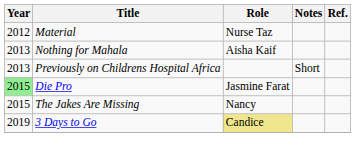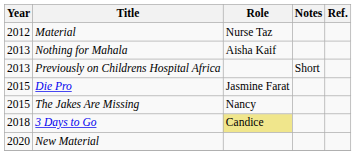(19, 86) lightgreen background -> (19, 86) no background
(19, 123) 2019 -> (19, 123) 2018
+ row: (67, 141)
